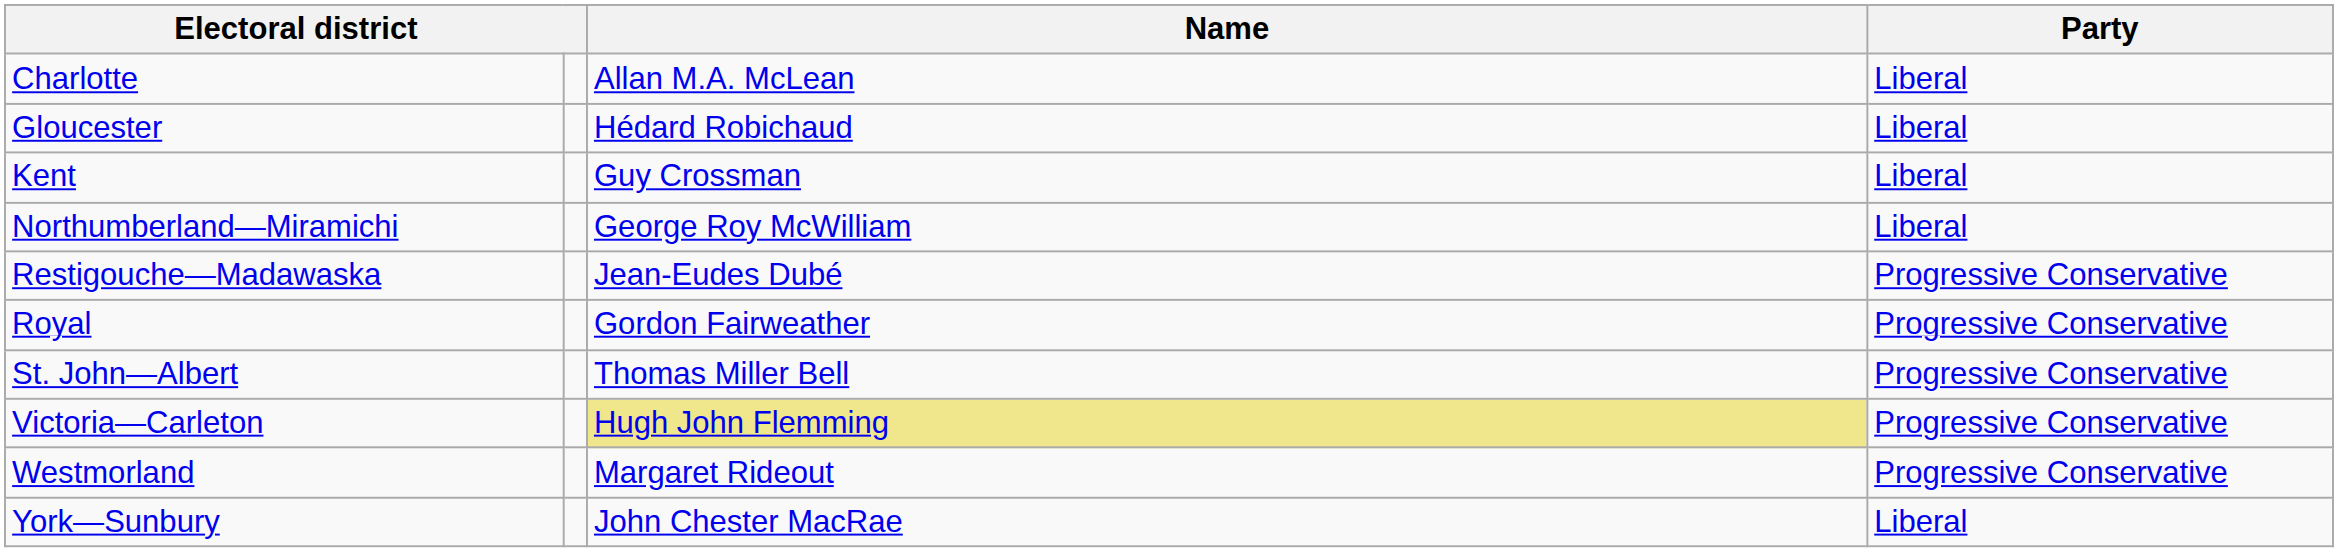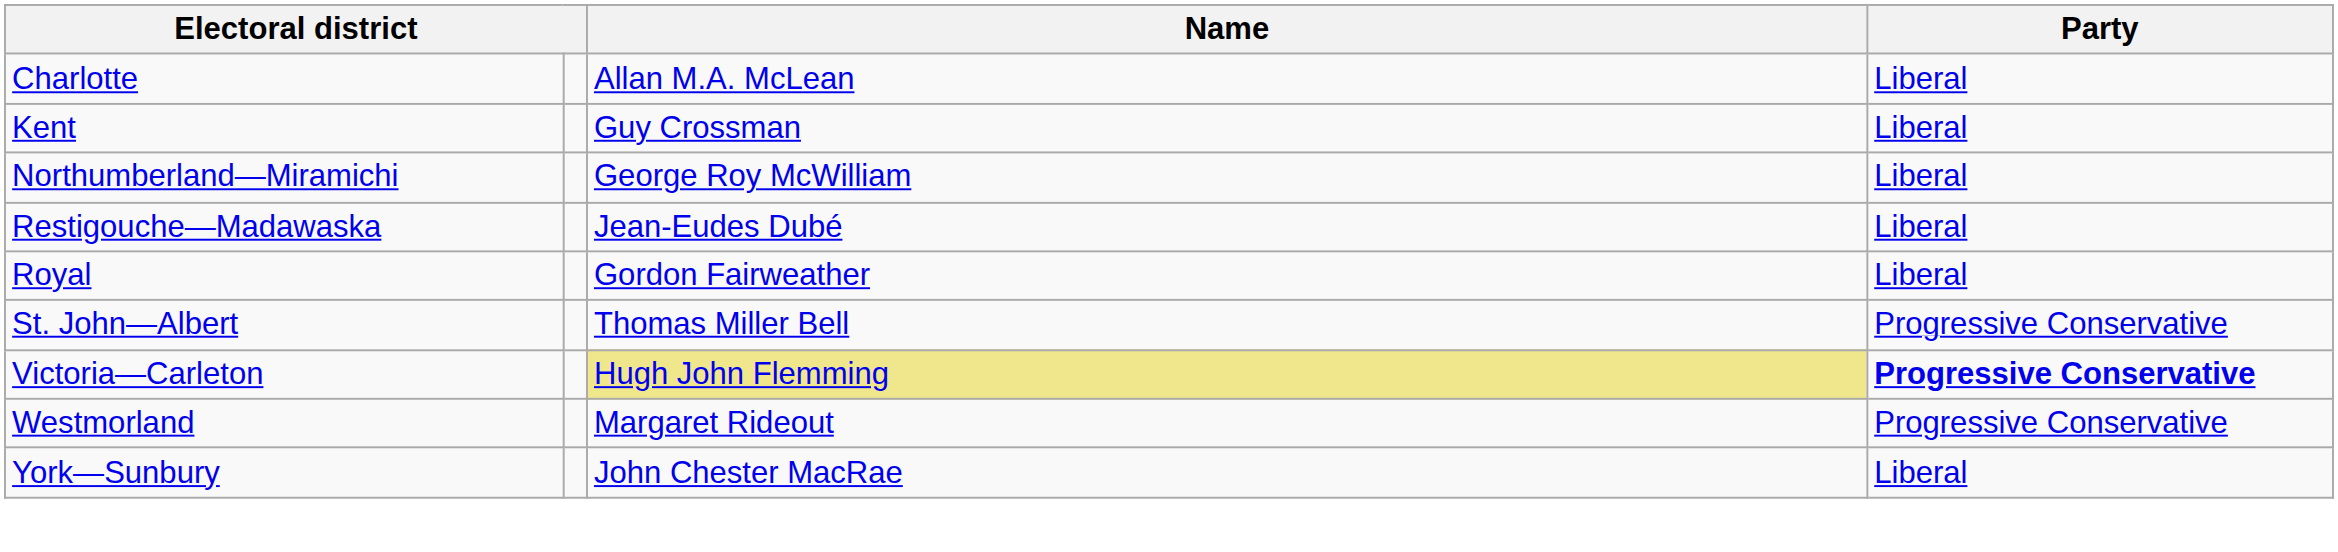- row: (87, 127)
(2051, 275) Progressive Conservative -> (1921, 226) Liberal
(2051, 324) Progressive Conservative -> (1921, 275) Liberal
(2051, 422) normal -> (2065, 373) bold
